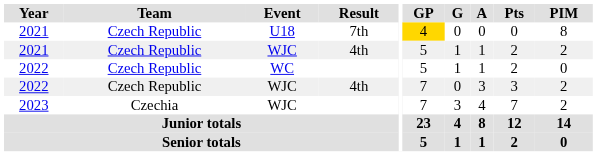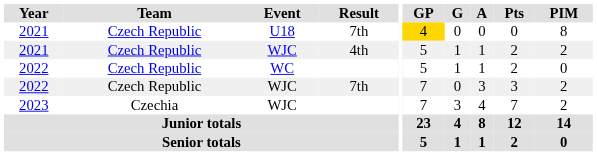(359, 86) 4th -> (359, 86) 7th
